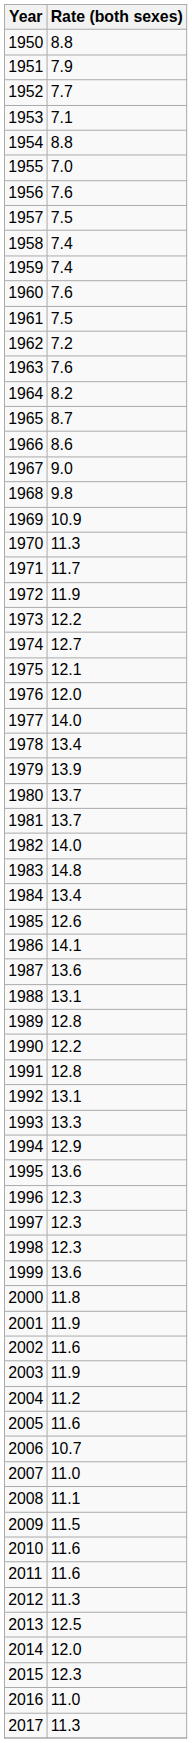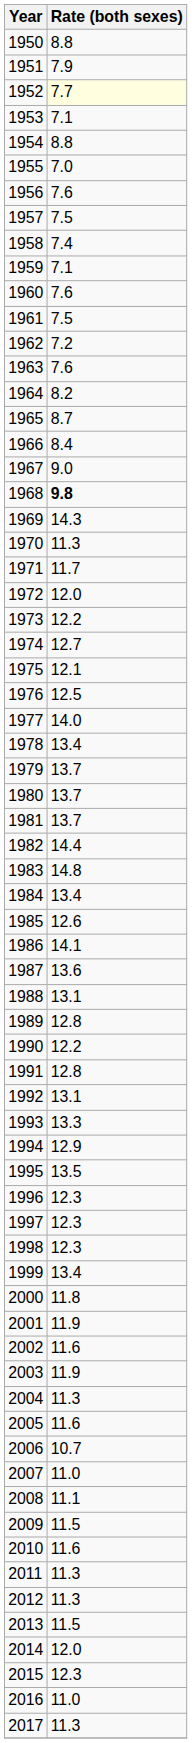(62, 92) no background -> (62, 92) lightyellow background
(62, 268) 7.4 -> (62, 268) 7.1
(62, 444) 8.6 -> (62, 444) 8.4
(62, 494) normal -> (62, 494) bold
(66, 519) 10.9 -> (66, 519) 14.3
(66, 594) 11.9 -> (66, 594) 12.0
(66, 695) 12.0 -> (66, 695) 12.5
(66, 770) 13.9 -> (66, 770) 13.7
(66, 846) 14.0 -> (66, 846) 14.4
(66, 1172) 13.6 -> (66, 1172) 13.5
(66, 1273) 13.6 -> (66, 1273) 13.4
(66, 1398) 11.2 -> (66, 1398) 11.3
(66, 1574) 11.6 -> (66, 1574) 11.3
(66, 1624) 12.5 -> (66, 1624) 11.5
